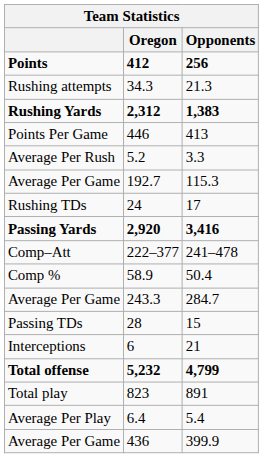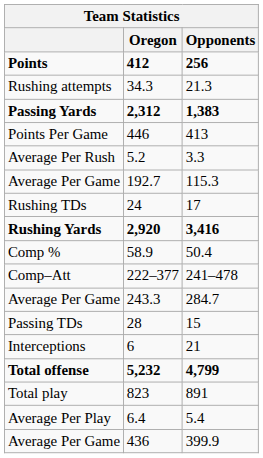(55, 110) Rushing Yards -> (52, 110) Passing Yards
(52, 228) Passing Yards -> (55, 228) Rushing Yards
rows swapped: (153, 252) <-> (140, 275)
